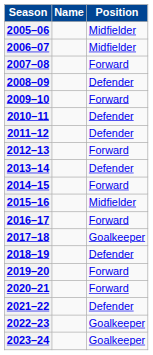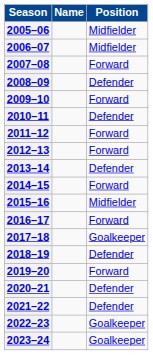(111, 133) Defender -> (109, 133) Forward
(109, 289) Forward -> (111, 289) Defender
